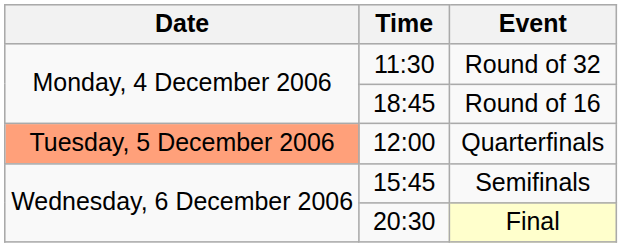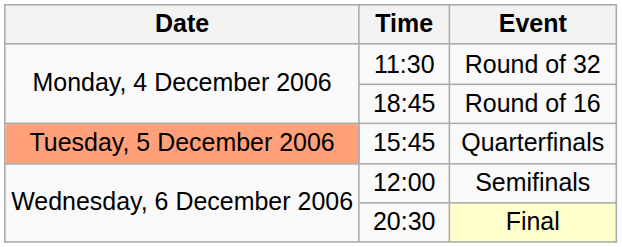(404, 143) 12:00 -> (404, 143) 15:45
(404, 182) 15:45 -> (404, 182) 12:00
